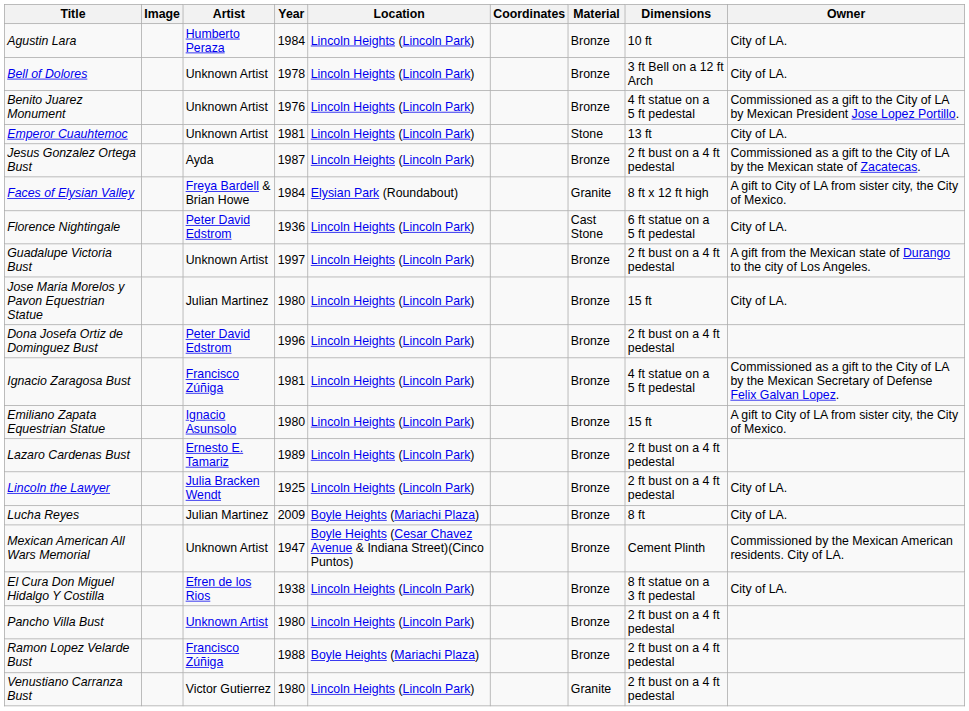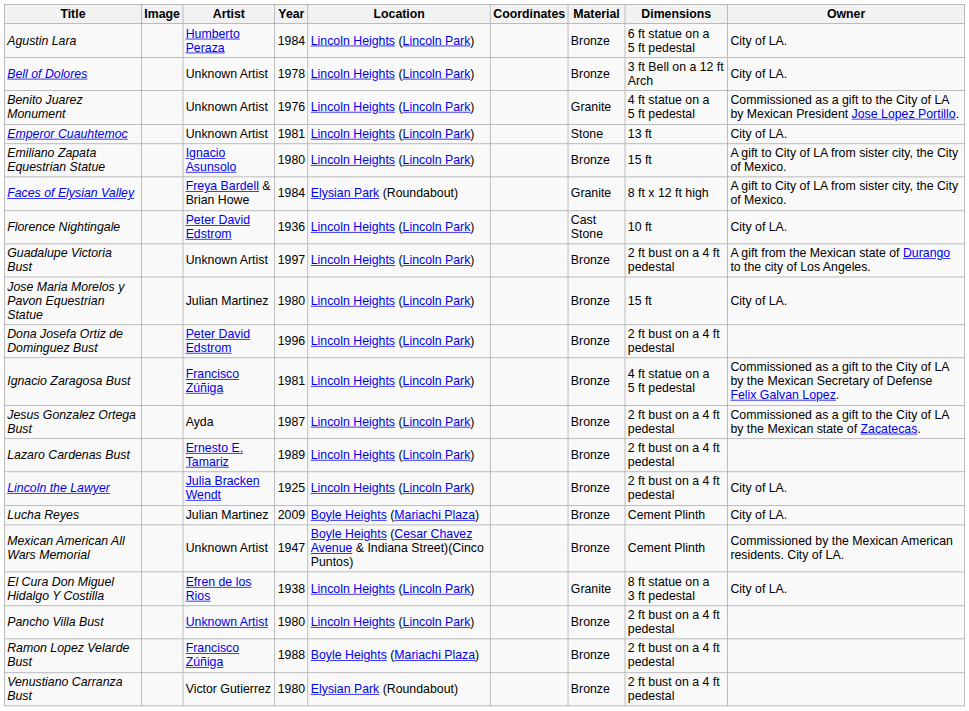(640, 40) 10 ft -> (669, 40) 6 ft statue on a 5 ft pedestal
(590, 107) Bronze -> (591, 107) Granite
rows swapped: (56, 421) <-> (72, 160)
(669, 227) 6 ft statue on a 5 ft pedestal -> (640, 227) 10 ft
(636, 515) 8 ft -> (666, 515) Cement Plinth
(590, 588) Bronze -> (591, 588) Granite
(393, 689) Lincoln Heights (Lincoln Park) -> (384, 689) Elysian Park (Roundabout)
(591, 689) Granite -> (590, 689) Bronze
